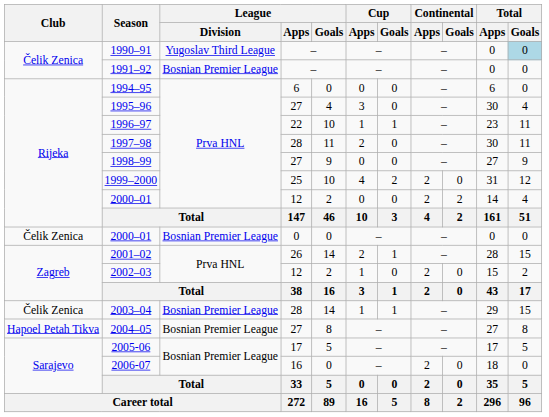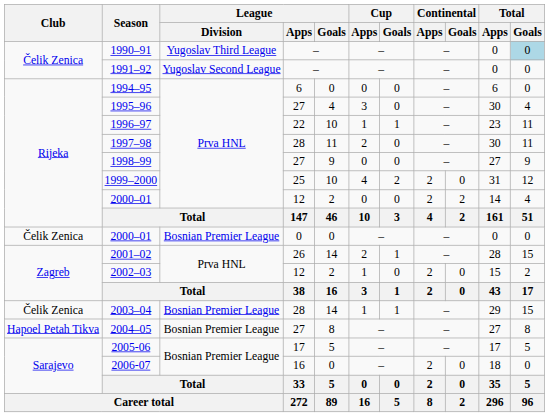(220, 69) Bosnian Premier League -> (222, 69) Yugoslav Second League
